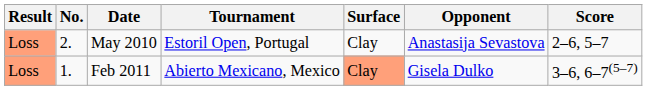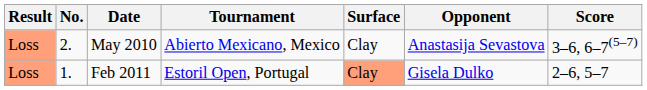(237, 42) Estoril Open, Portugal -> (252, 45) Abierto Mexicano, Mexico
(580, 42) 2–6, 5–7 -> (595, 45) 3–6, 6–7(5–7)
(252, 70) Abierto Mexicano, Mexico -> (237, 72) Estoril Open, Portugal
(595, 70) 3–6, 6–7(5–7) -> (580, 72) 2–6, 5–7
